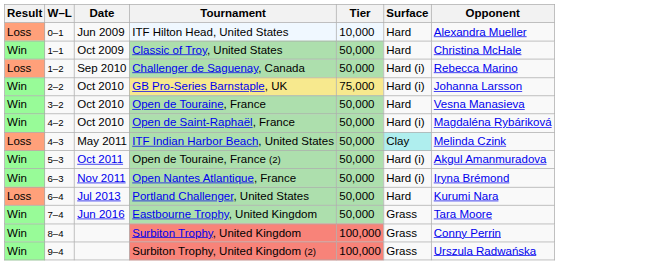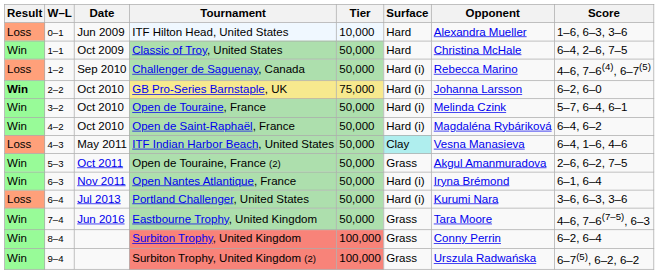+ column: (604, 13)
(17, 86) normal -> (18, 89) bold
(399, 104) Hard -> (405, 108) Hard (i)
(479, 104) Vesna Manasieva -> (470, 108) Melinda Czink
(470, 141) Melinda Czink -> (479, 144) Vesna Manasieva
(405, 159) Hard (i) -> (402, 162) Grass
(399, 196) Hard -> (405, 199) Hard (i)
